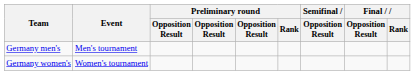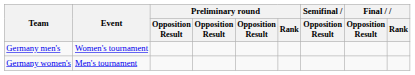(106, 49) Men's tournament -> (112, 49) Women's tournament
(112, 63) Women's tournament -> (106, 63) Men's tournament
